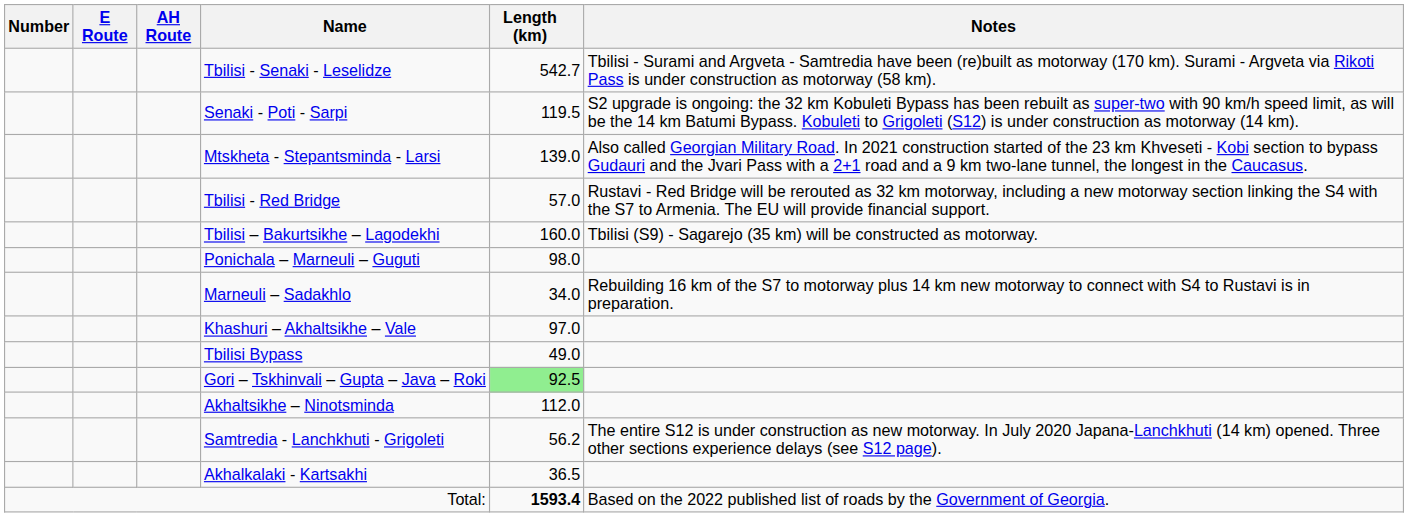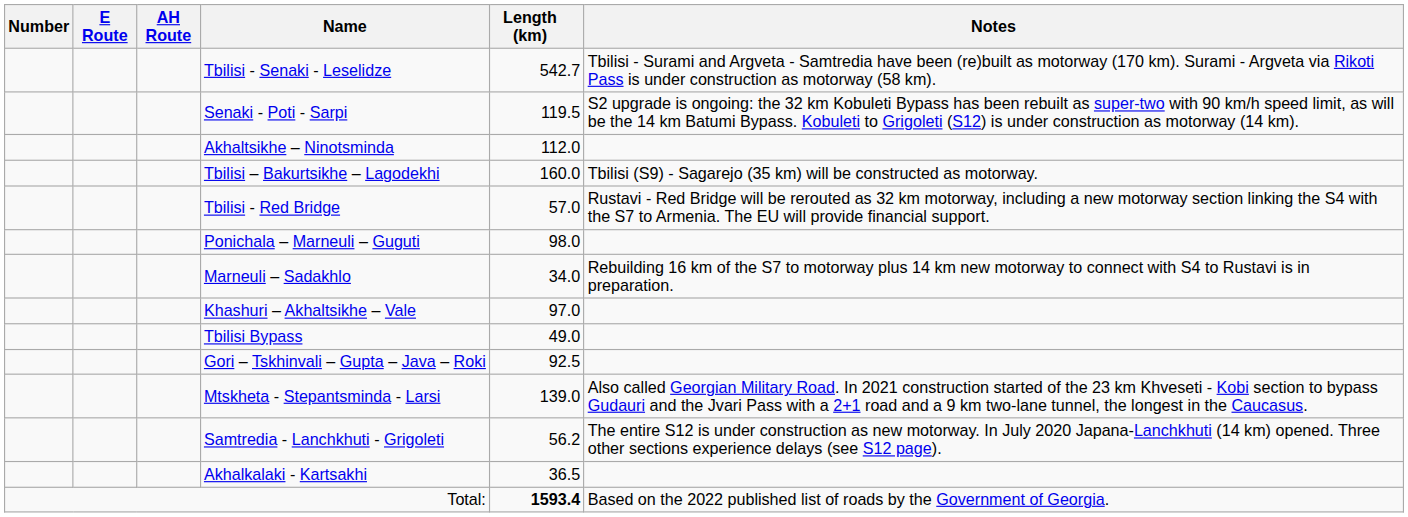rows swapped: (322, 157) <-> (299, 405)
rows swapped: (272, 200) <-> (322, 235)
(564, 380) lightgreen background -> (564, 362) no background
